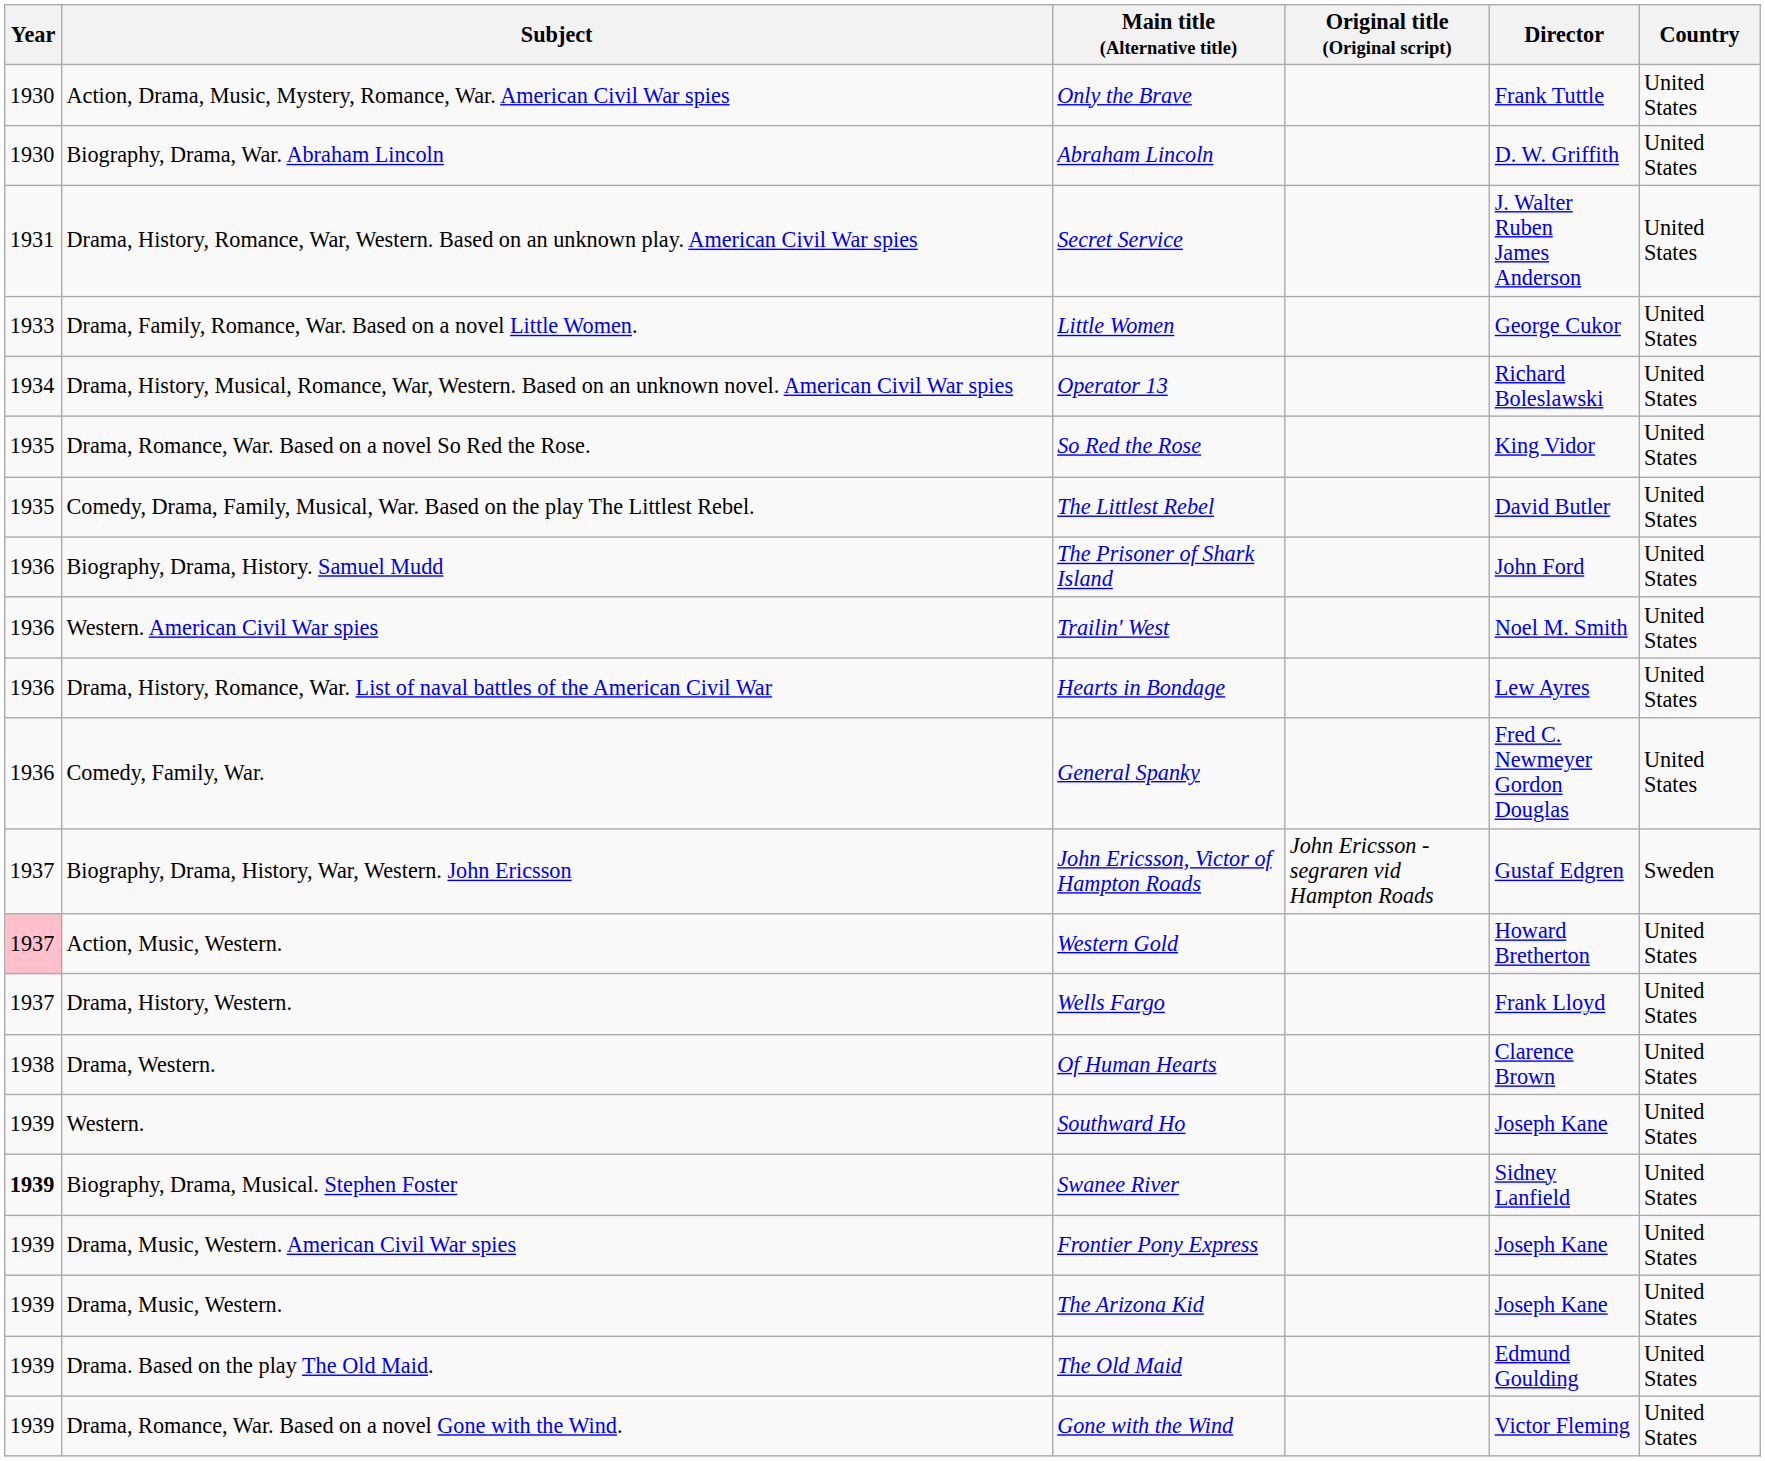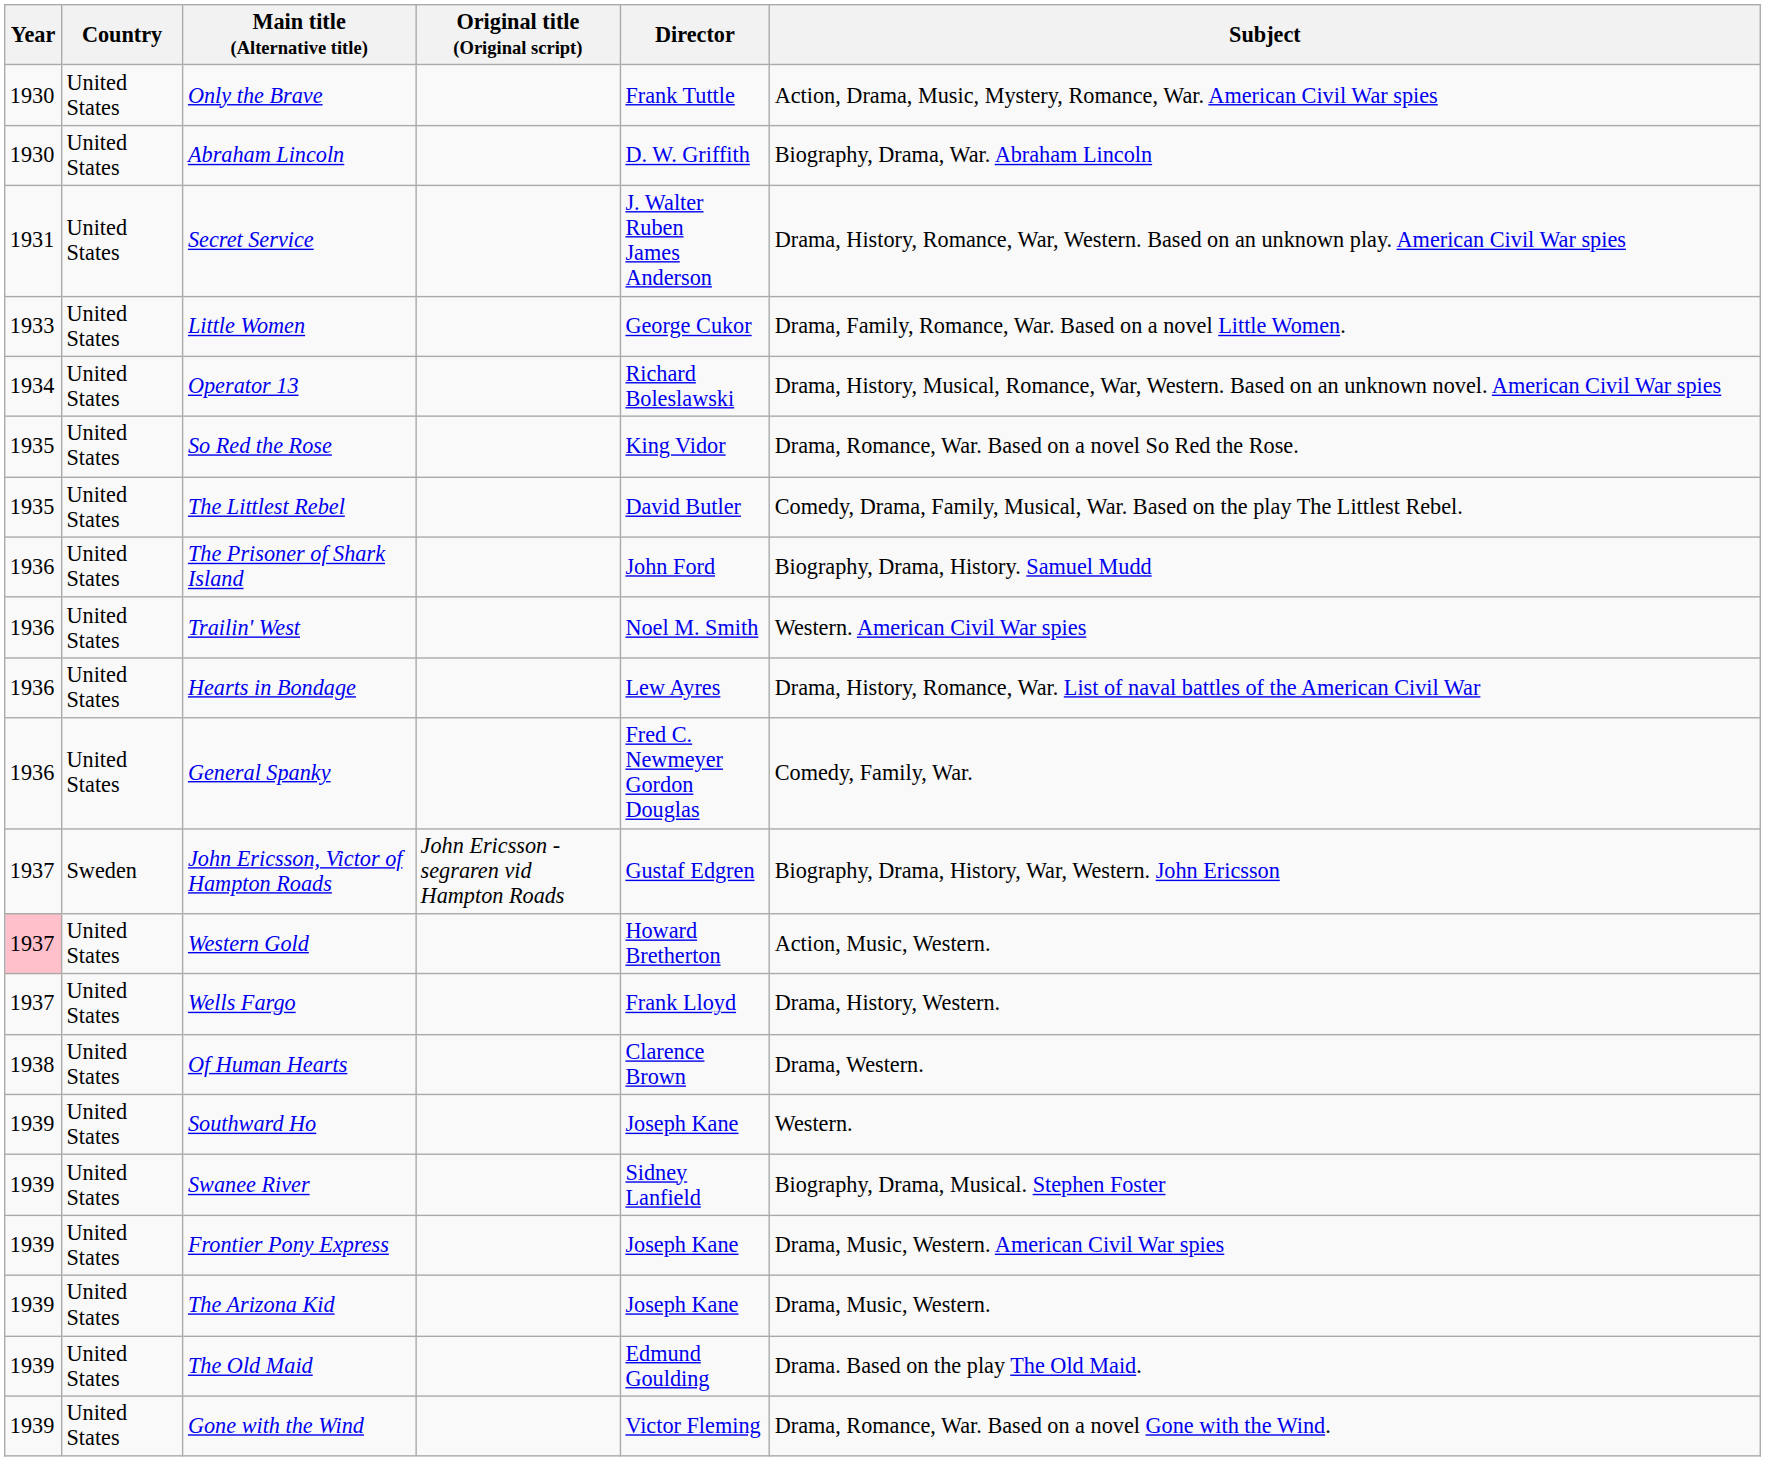columns swapped: (1700, 34) <-> (557, 34)
(32, 1184) bold -> (32, 1184) normal
